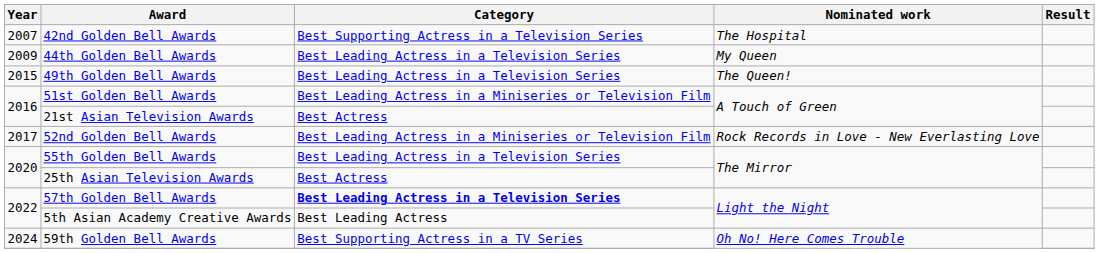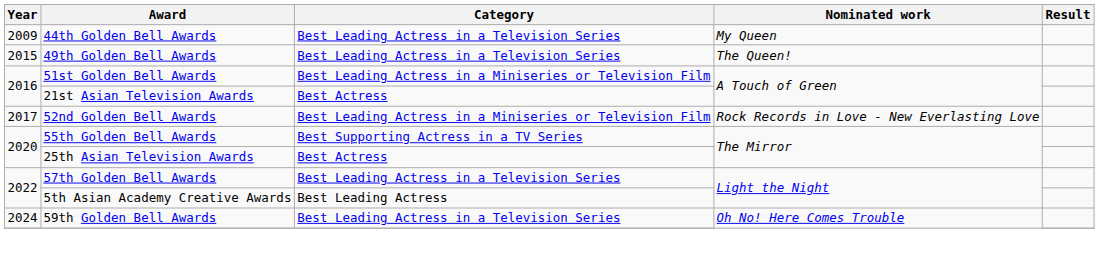- row: (130, 35)
(459, 157) Best Leading Actress in a Television Series -> (440, 137) Best Supporting Actress in a TV Series
(459, 198) bold -> (459, 177) normal
(440, 238) Best Supporting Actress in a TV Series -> (459, 218) Best Leading Actress in a Television Series
